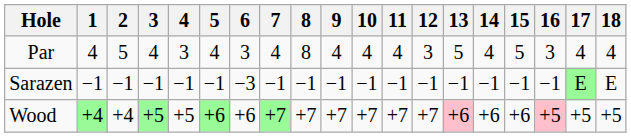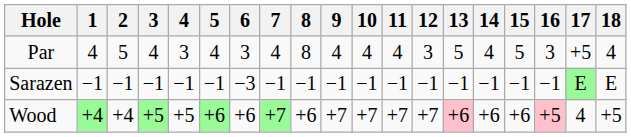(581, 52) 4 -> (581, 52) +5
(306, 115) +7 -> (306, 115) +6
(581, 115) +5 -> (581, 115) 4
